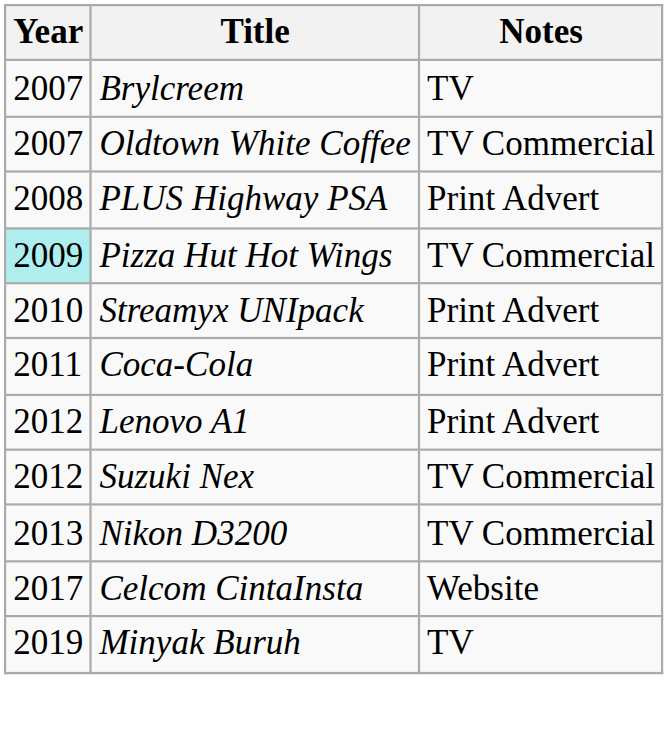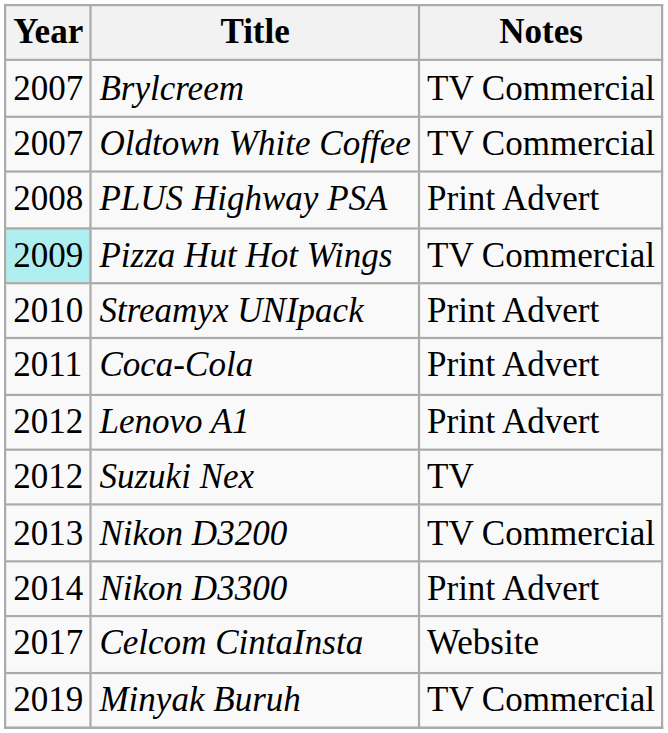(450, 87) TV -> (541, 87) TV Commercial
(541, 476) TV Commercial -> (450, 476) TV
+ row: (193, 587)
(450, 643) TV -> (541, 699) TV Commercial
